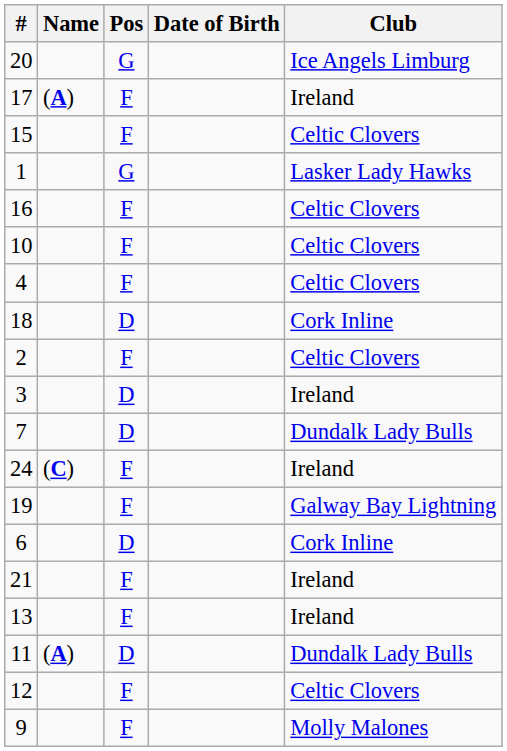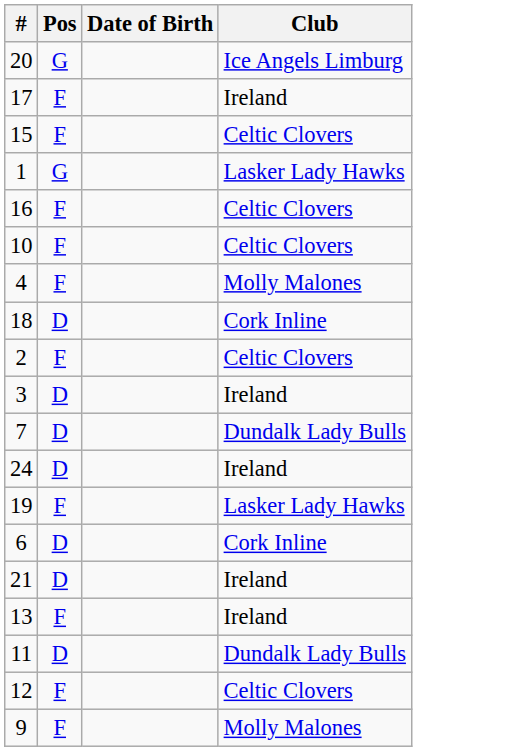- column: (71, 23)
(355, 282) Celtic Clovers -> (293, 282) Molly Malones
(126, 468) F -> (60, 468) D
(393, 505) Galway Bay Lightning -> (314, 505) Lasker Lady Hawks
(126, 579) F -> (60, 579) D
